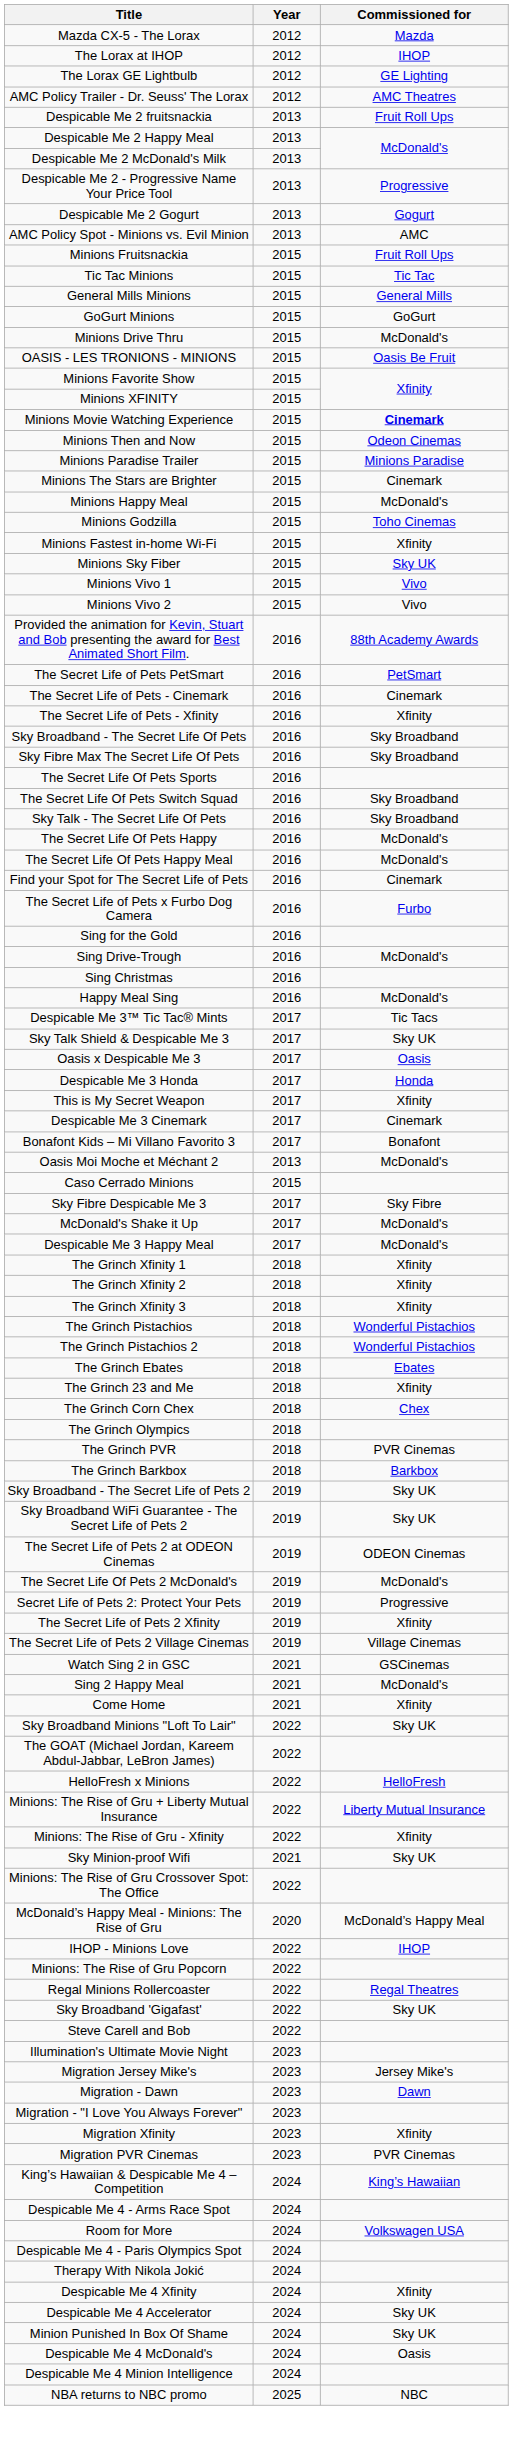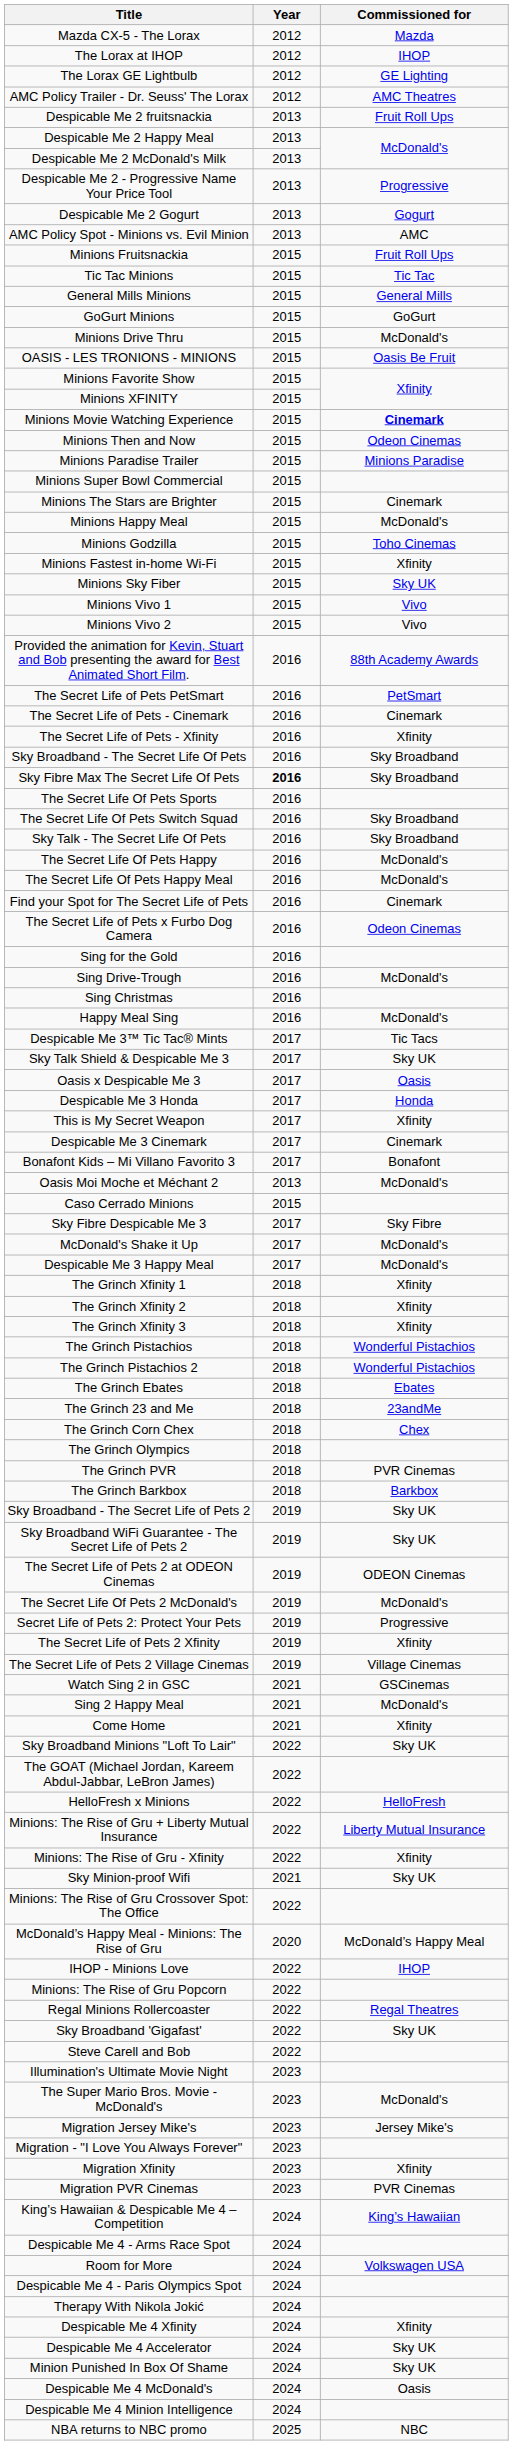+ row: (129, 481)
(287, 757) normal -> (287, 777) bold
(414, 908) Furbo -> (414, 929) Odeon Cinemas
(414, 1388) Xfinity -> (414, 1409) 23andMe
+ row: (129, 2099)
- row: (129, 2092)
